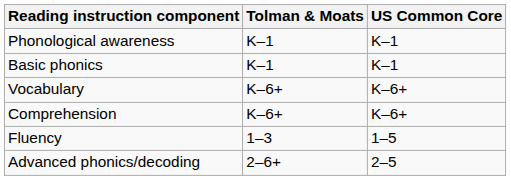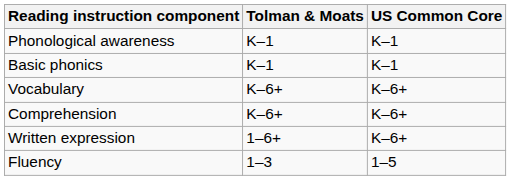+ row: (71, 138)
- row: (104, 162)
